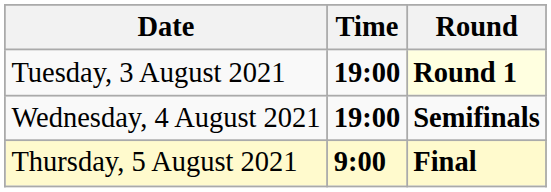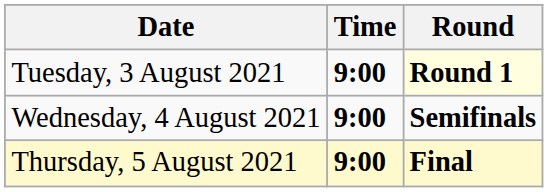(367, 72) 19:00 -> (360, 72) 9:00
(367, 117) 19:00 -> (360, 117) 9:00
